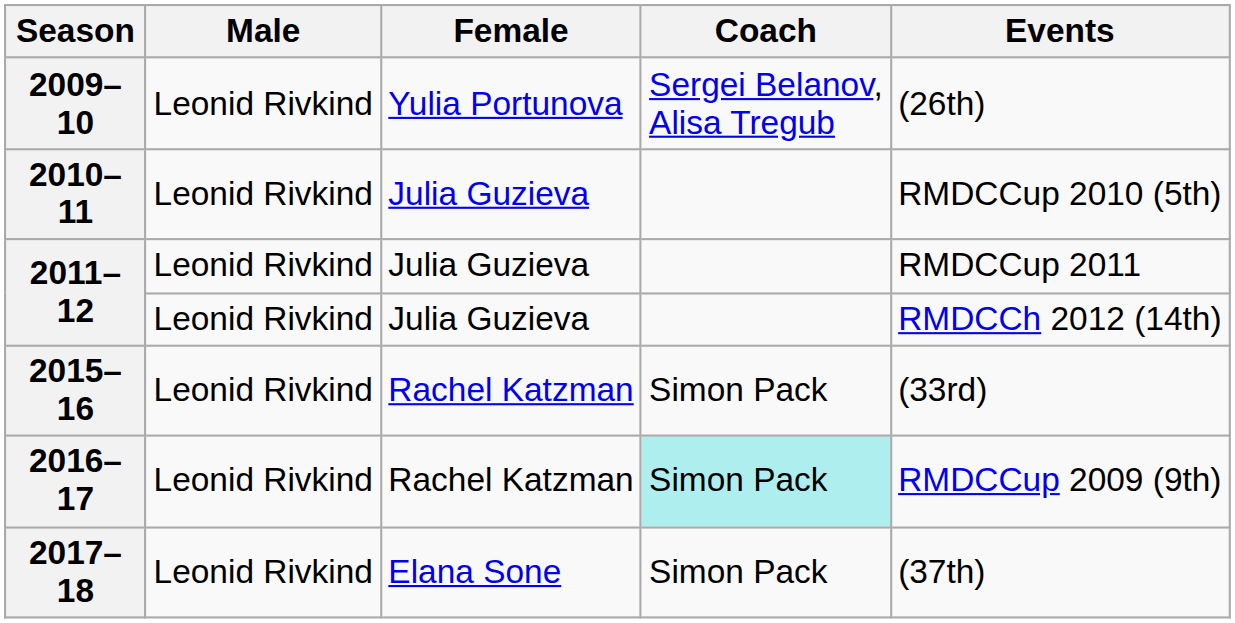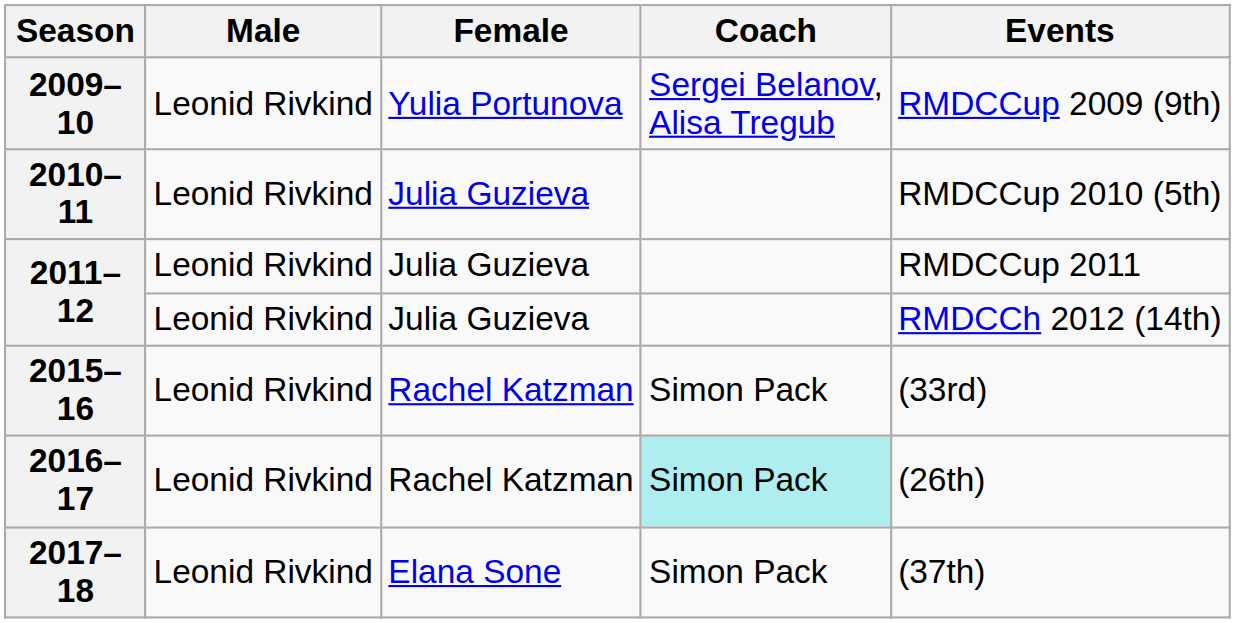(942, 102) (26th) -> (1060, 102) RMDCCup 2009 (9th)
(1060, 480) RMDCCup 2009 (9th) -> (942, 480) (26th)
